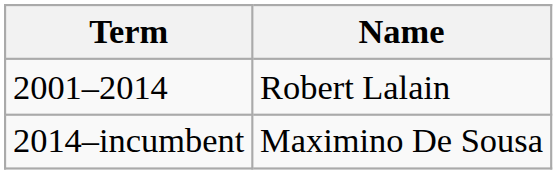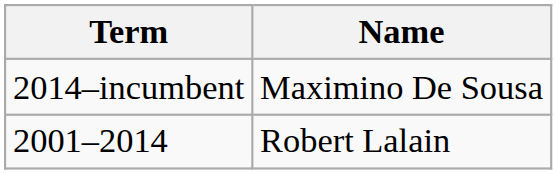rows swapped: (90, 86) <-> (129, 140)
